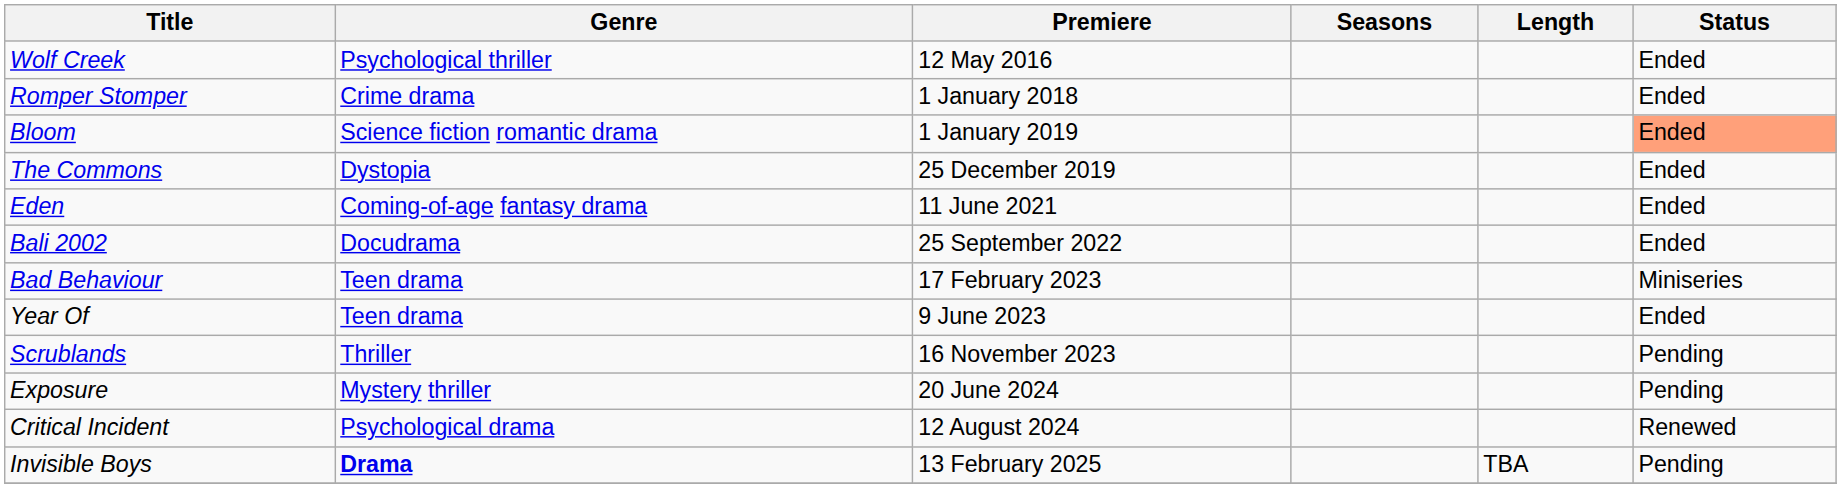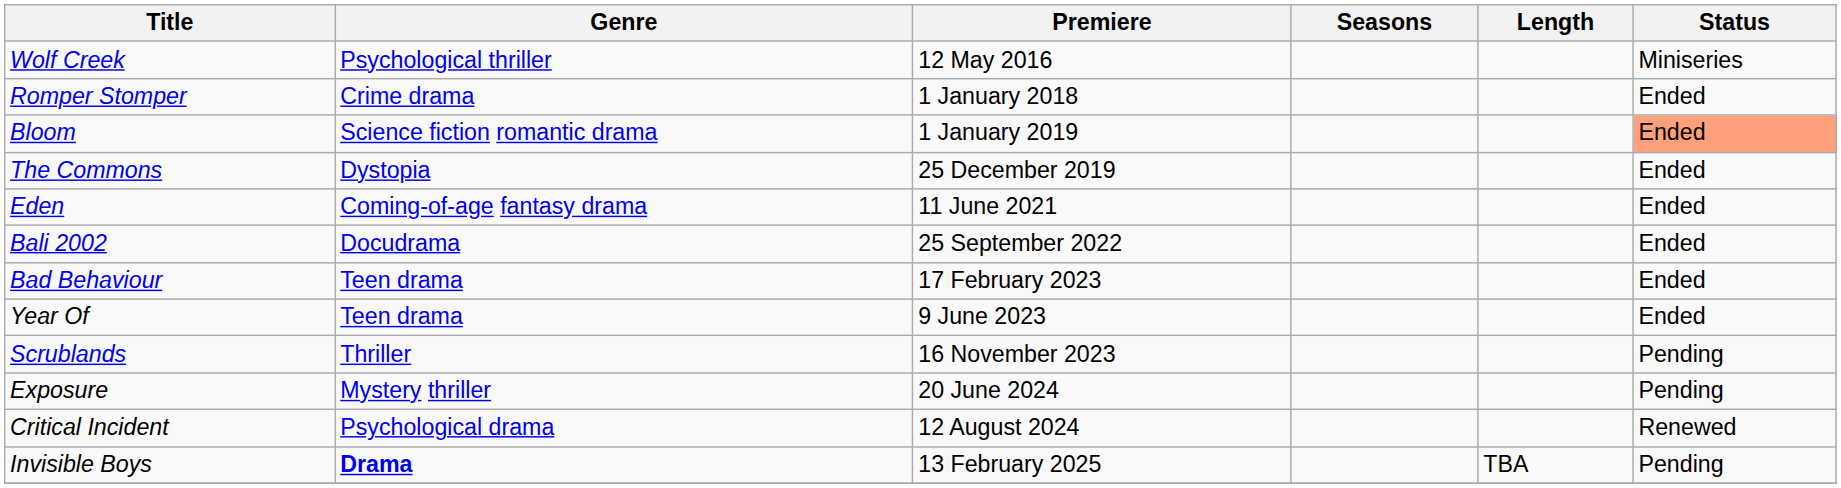(1672, 59) Ended -> (1691, 59) Miniseries
(1691, 280) Miniseries -> (1672, 280) Ended
